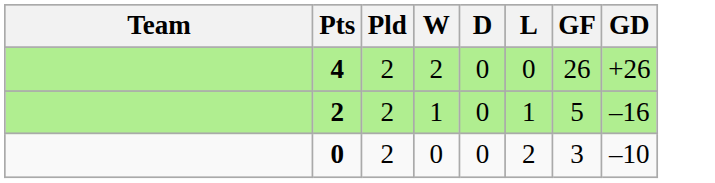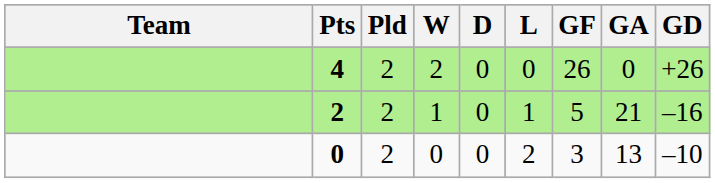+ column: (628, 25)
